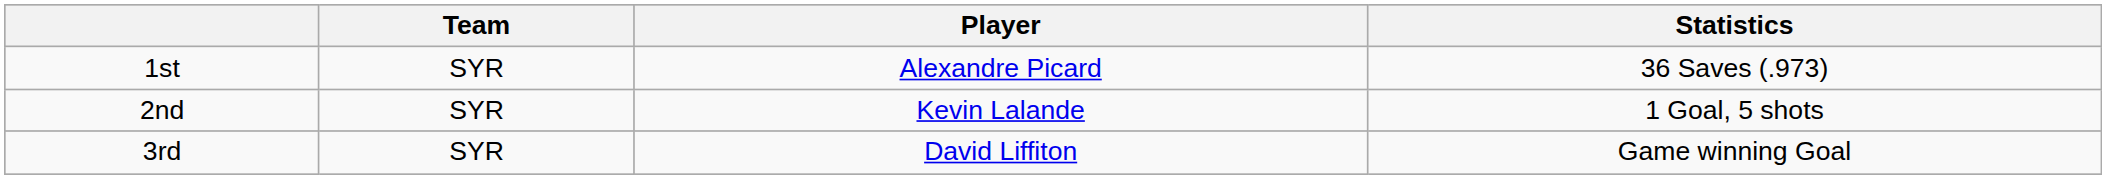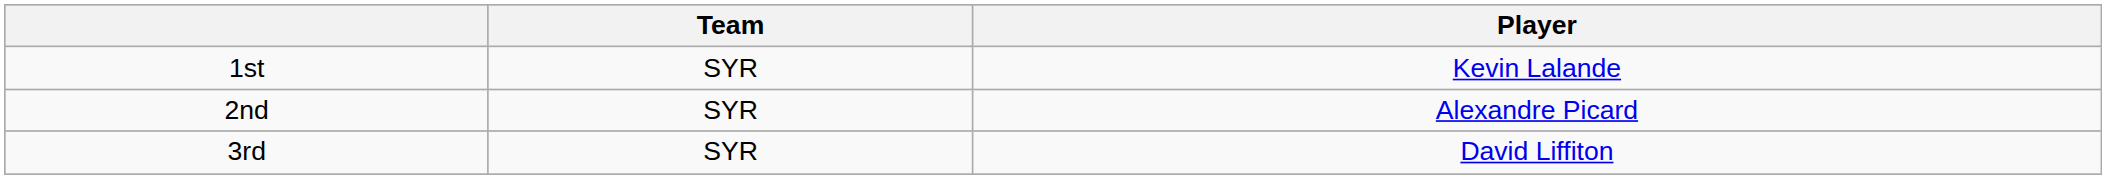- column: (1734, 25)
(1001, 67) Alexandre Picard -> (1537, 67) Kevin Lalande
(1001, 109) Kevin Lalande -> (1537, 109) Alexandre Picard
